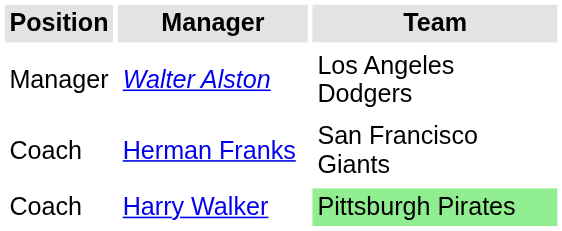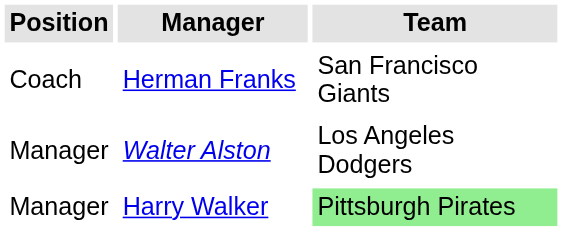rows swapped: (197, 79) <-> (209, 150)
(46, 206) Coach -> (59, 206) Manager
